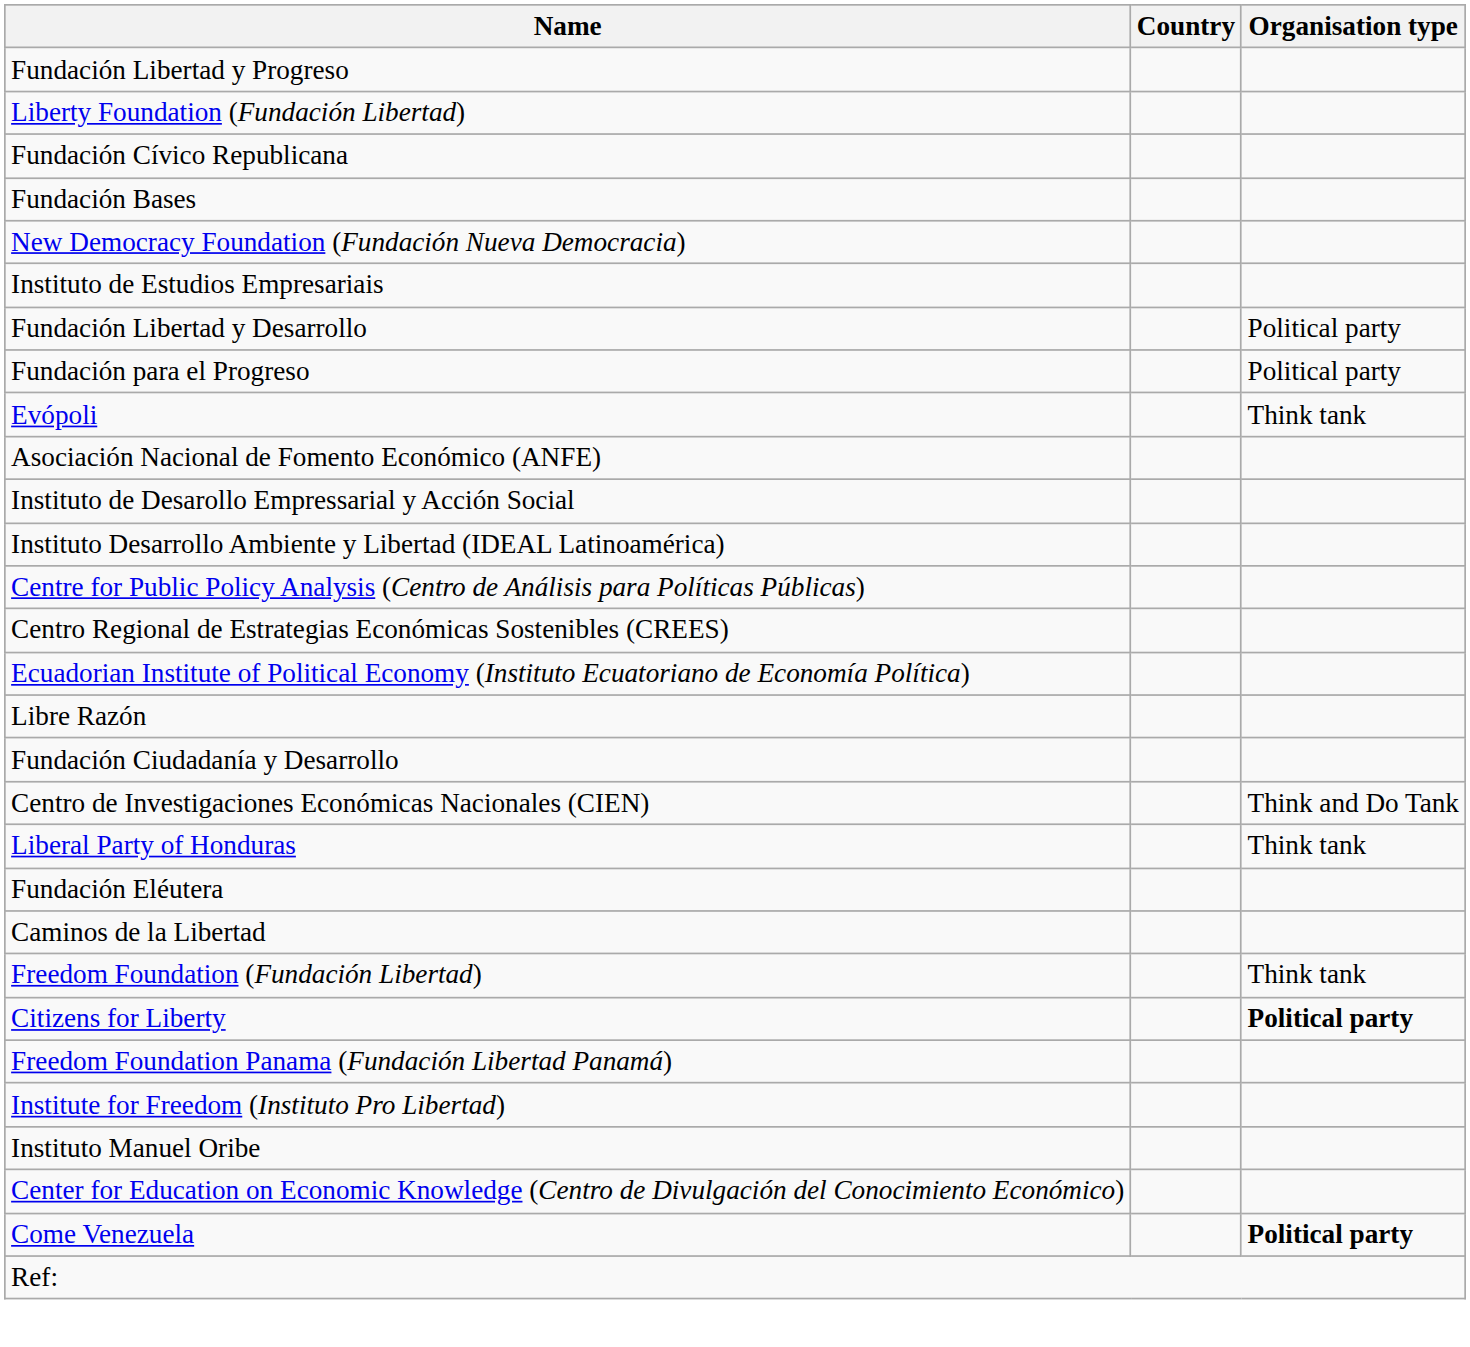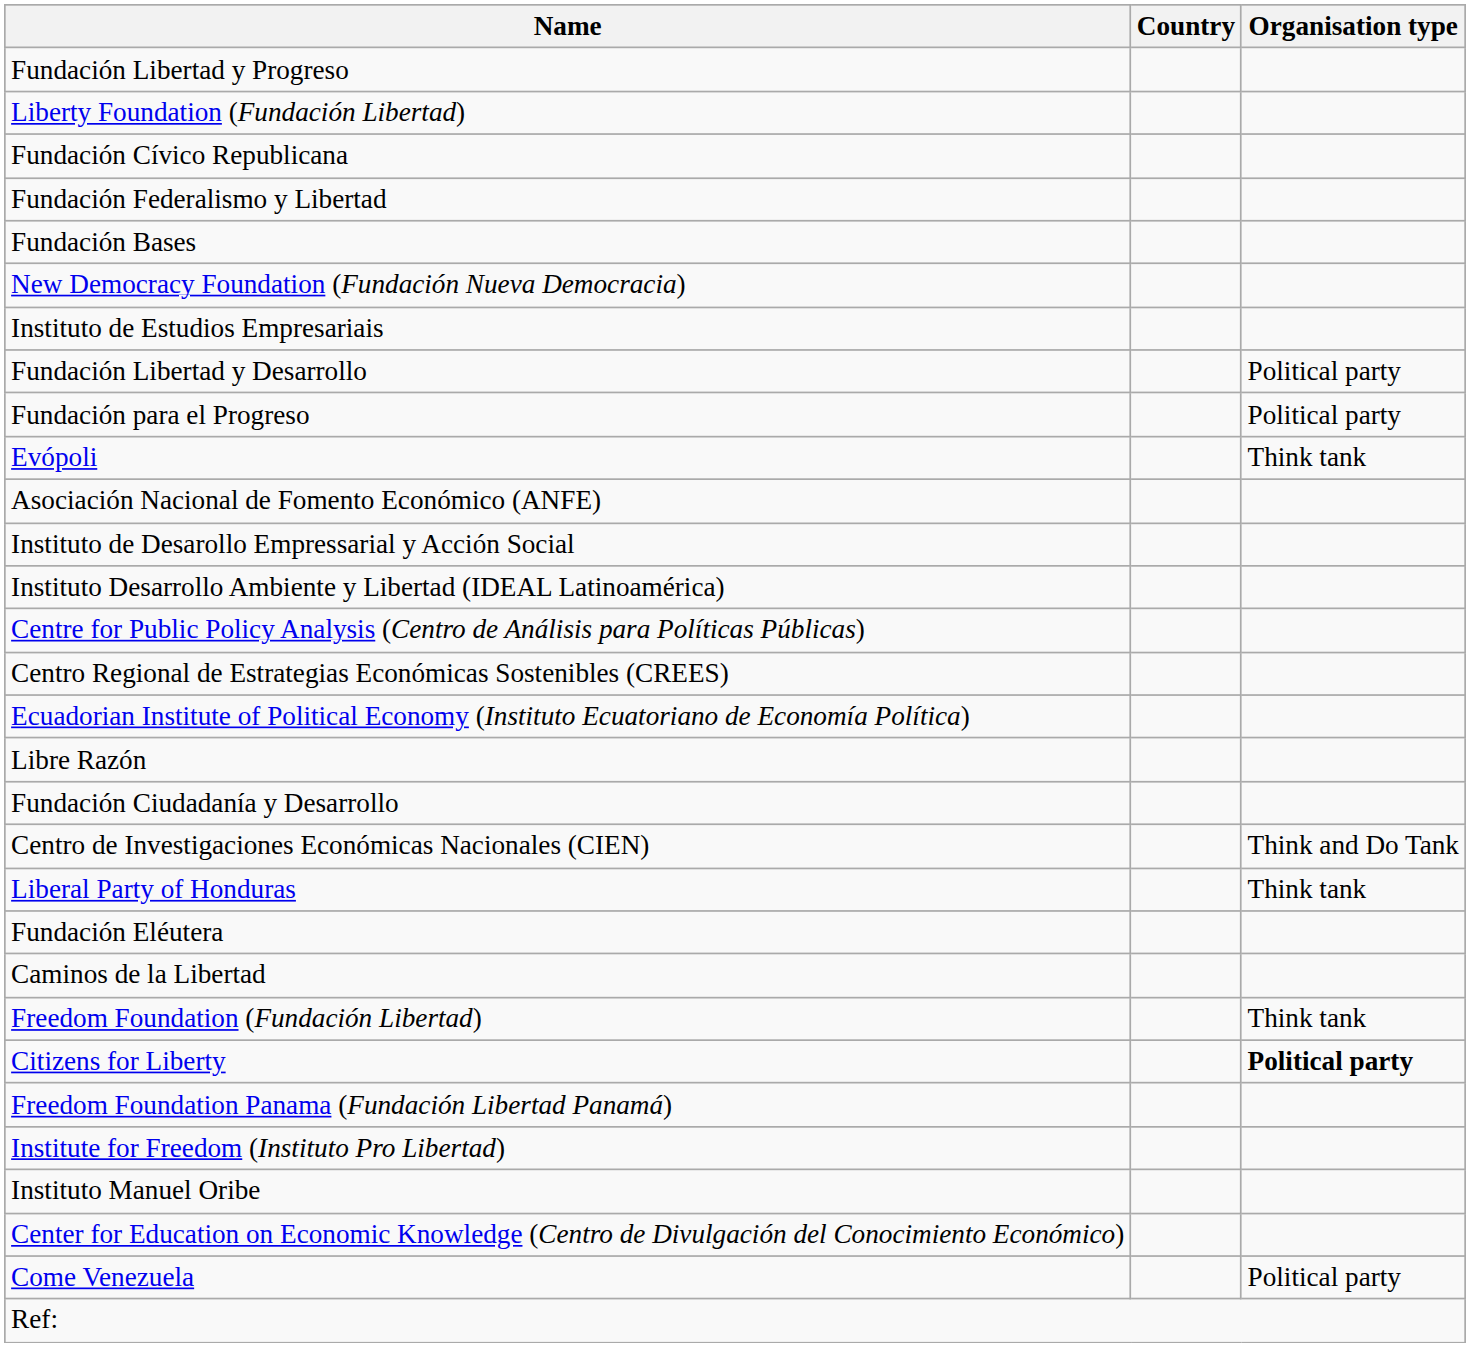+ row: (199, 198)
(1330, 1233) bold -> (1324, 1277) normal
